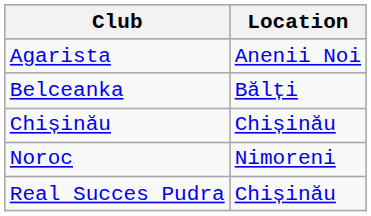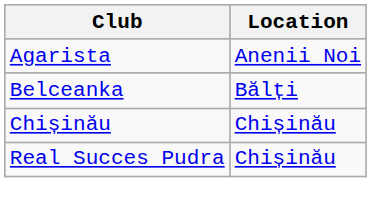- row: (41, 159)
